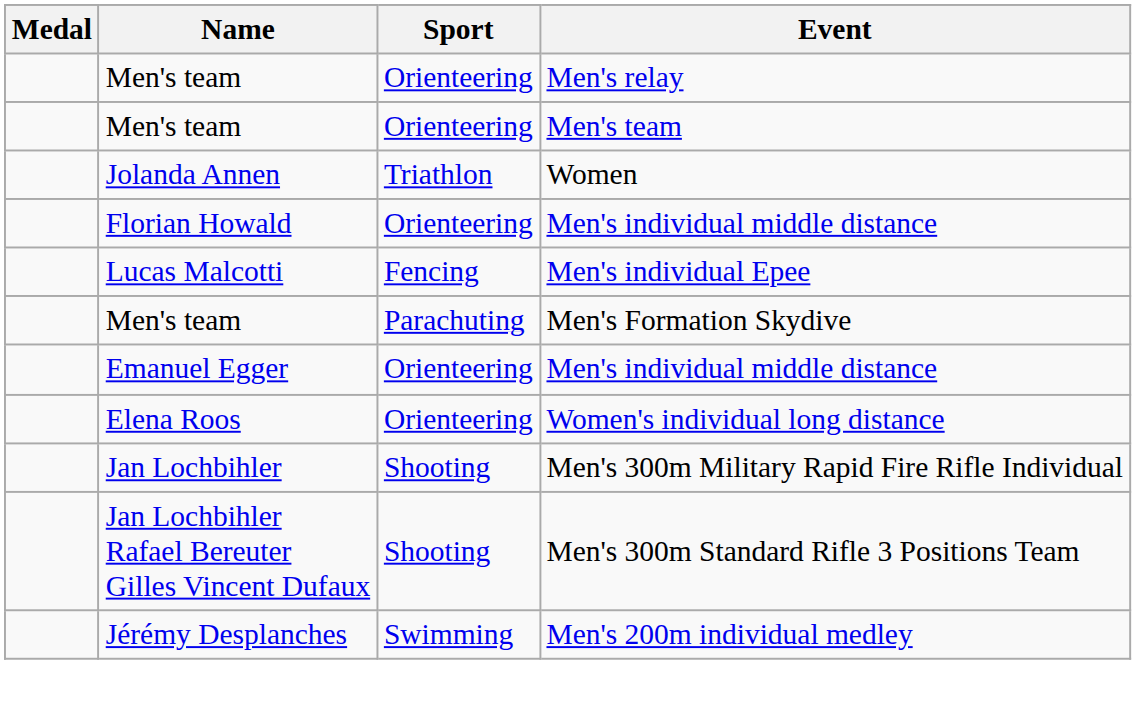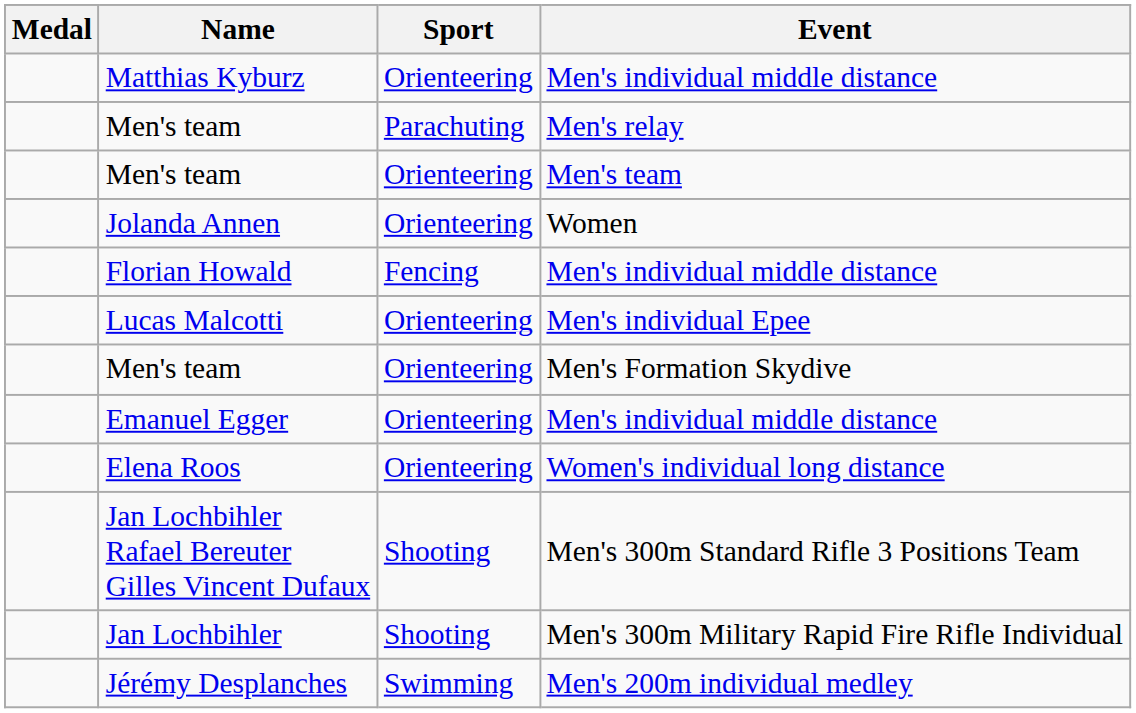+ row: (205, 77)
(458, 77) Orienteering -> (454, 126) Parachuting
(438, 174) Triathlon -> (458, 223) Orienteering
(458, 223) Orienteering -> (431, 272) Fencing
(431, 272) Fencing -> (458, 320) Orienteering
(454, 320) Parachuting -> (458, 369) Orienteering
rows swapped: (238, 550) <-> (194, 466)
